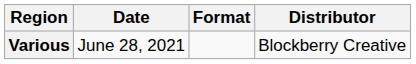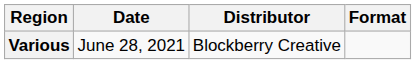columns swapped: (222, 17) <-> (332, 17)
